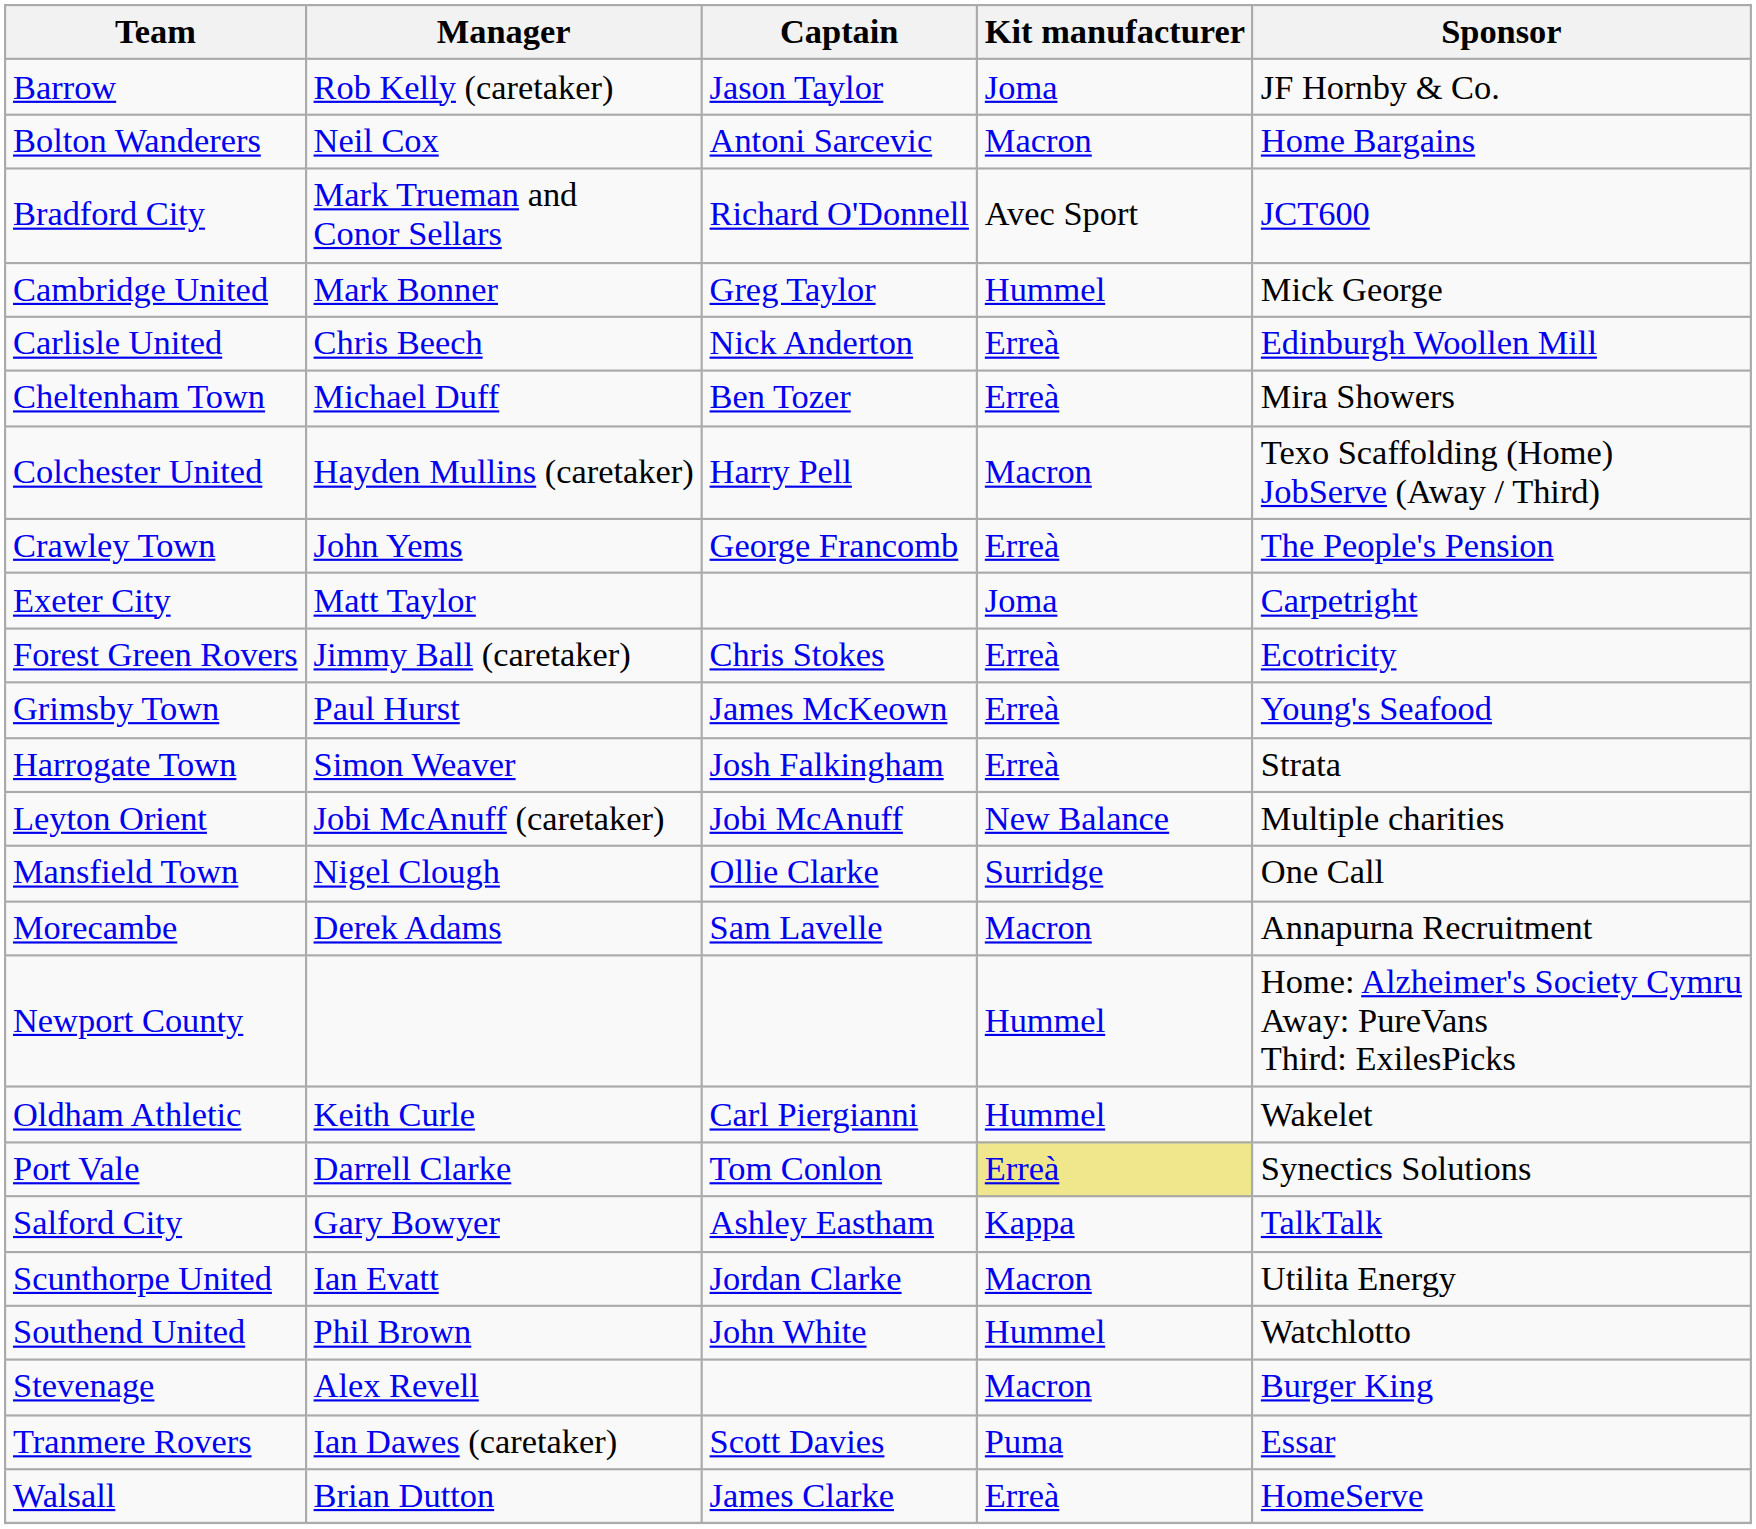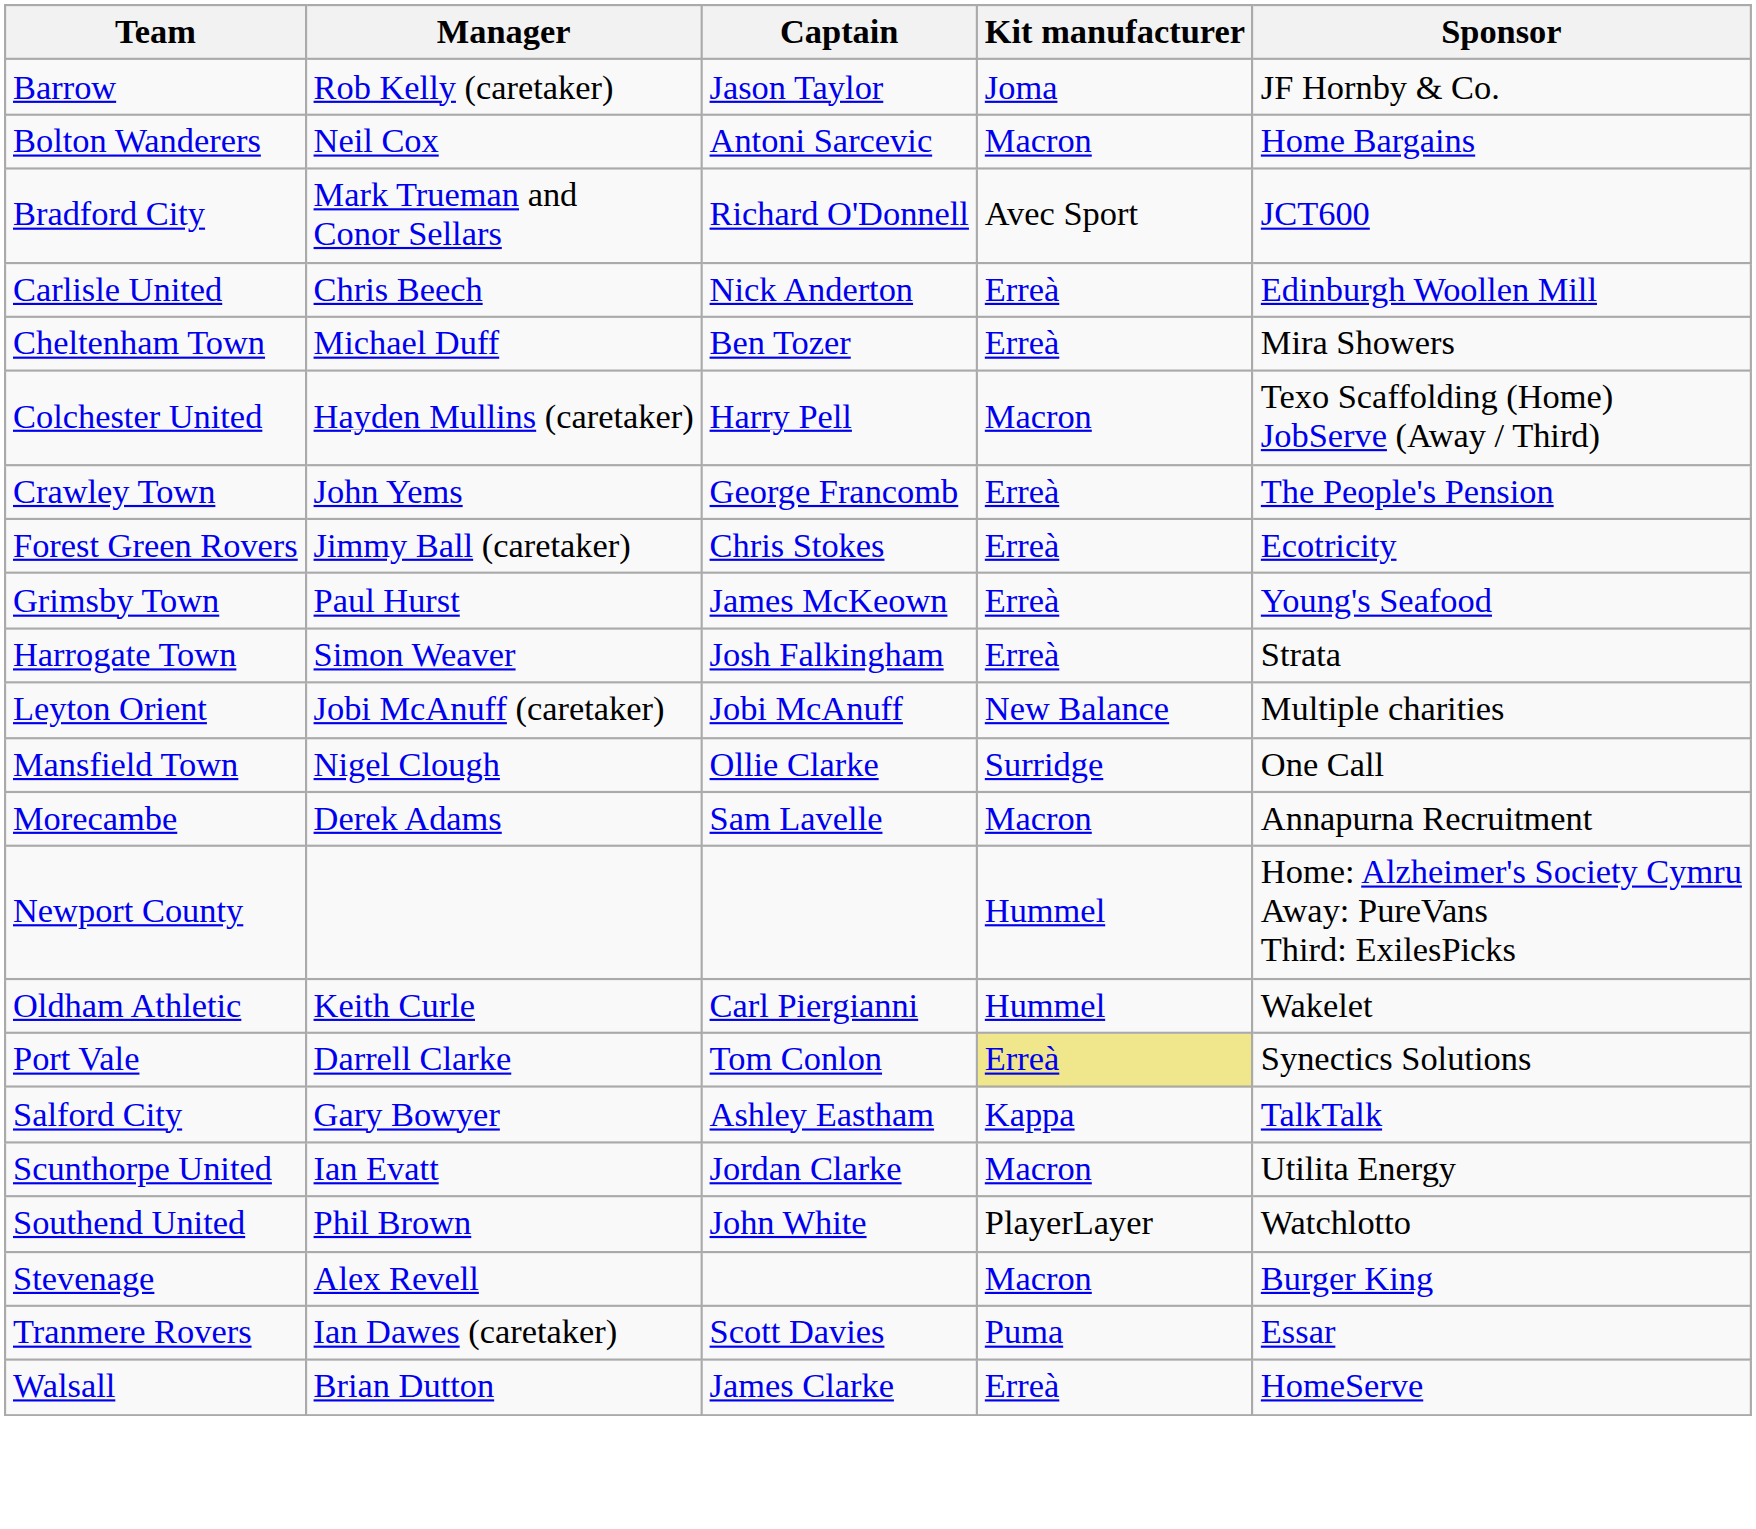- row: (141, 288)
- row: (92, 600)
(1045, 1332) Hummel -> (1069, 1223) PlayerLayer
